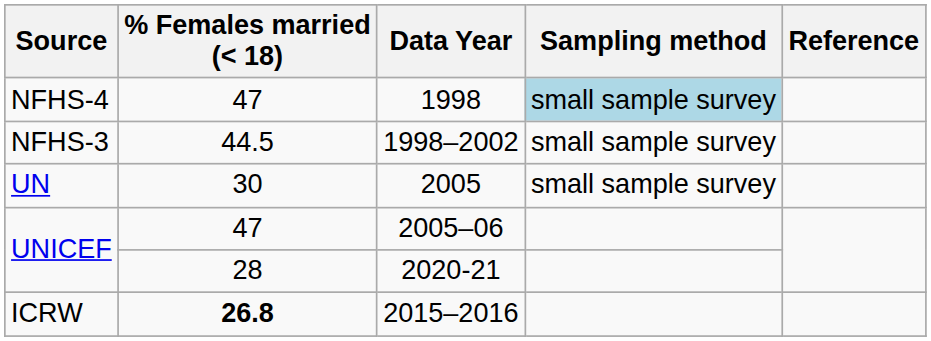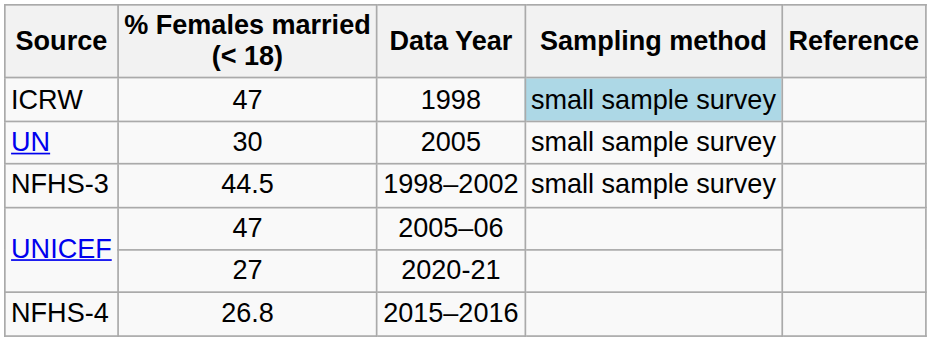(60, 99) NFHS-4 -> (47, 99) ICRW
rows swapped: (451, 185) <-> (451, 142)
(247, 270) 28 -> (247, 270) 27
(47, 313) ICRW -> (60, 313) NFHS-4
(247, 313) bold -> (247, 313) normal
